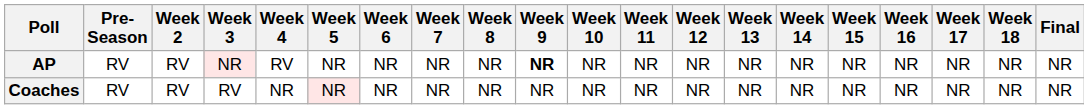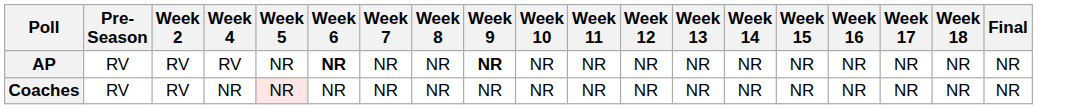- column: (230, 28)
(386, 64) normal -> (334, 64) bold
